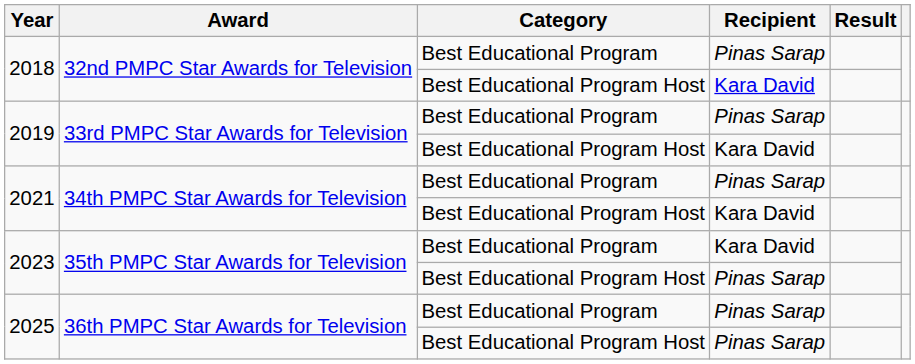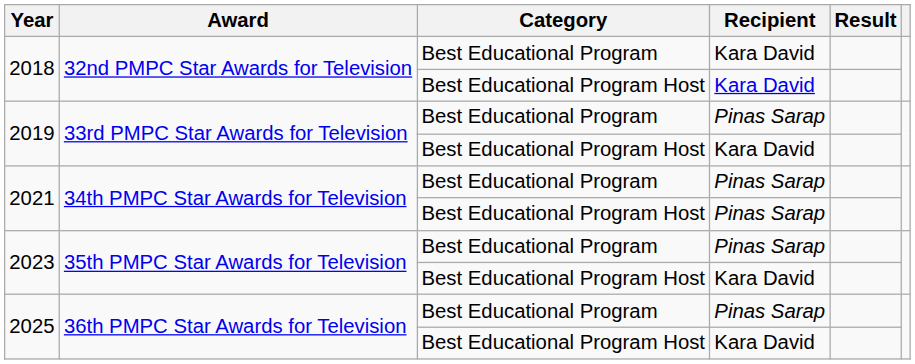(770, 52) Pinas Sarap -> (765, 52) Kara David
(765, 213) Kara David -> (770, 213) Pinas Sarap
(765, 246) Kara David -> (770, 246) Pinas Sarap
(770, 278) Pinas Sarap -> (765, 278) Kara David
(770, 342) Pinas Sarap -> (765, 342) Kara David
